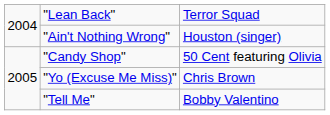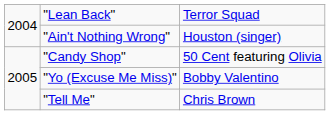(219, 78) Chris Brown -> (231, 78) Bobby Valentino
(231, 99) Bobby Valentino -> (219, 99) Chris Brown
